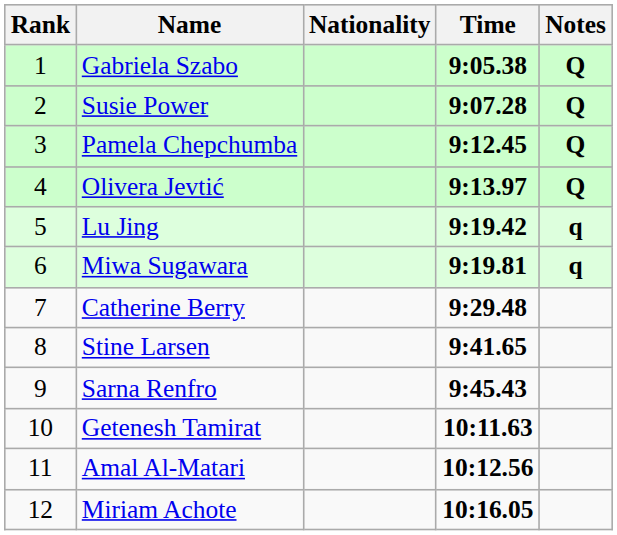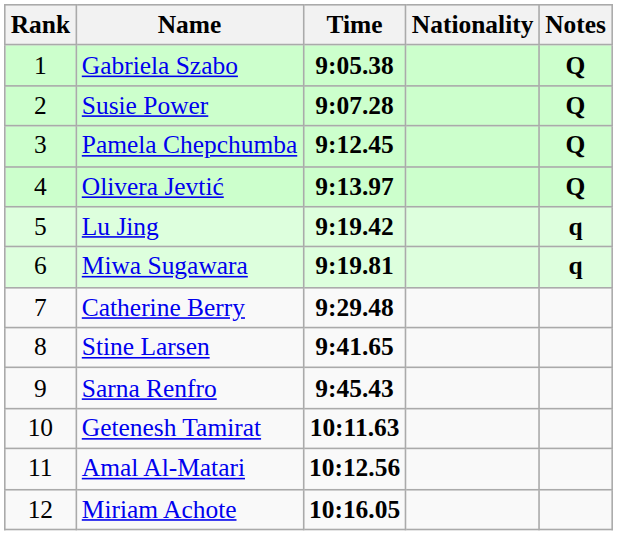columns swapped: (370, 24) <-> (488, 24)
